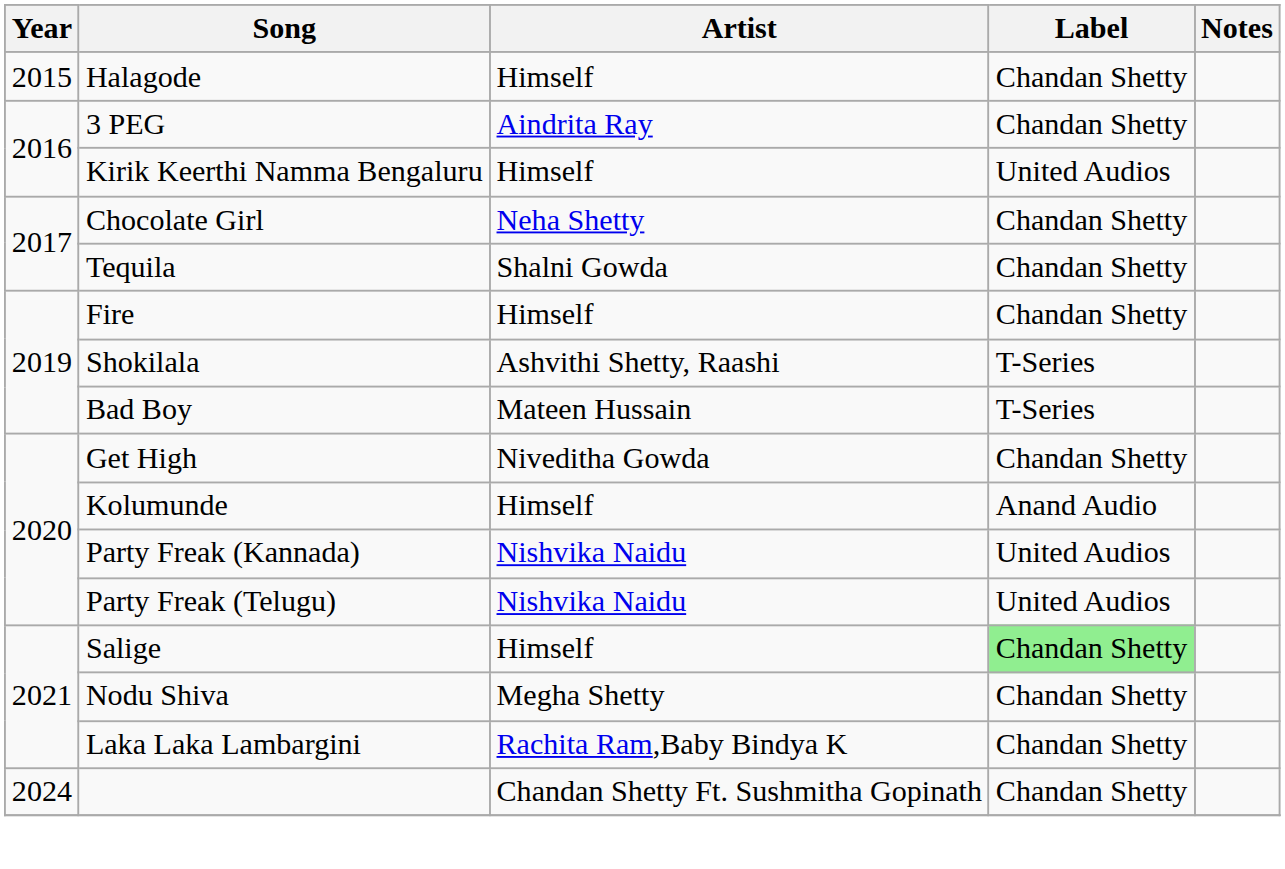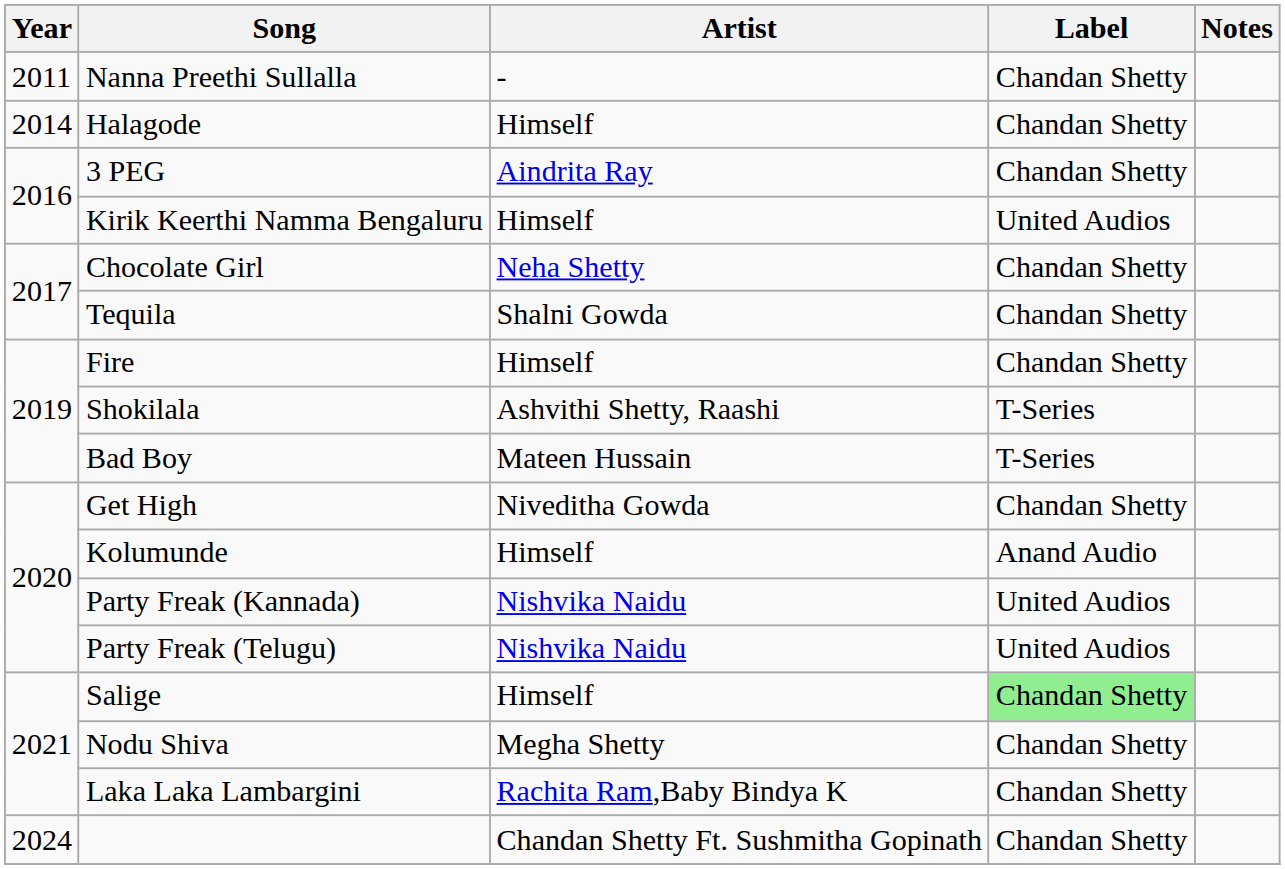+ row: (221, 76)
(42, 76) 2015 -> (42, 123) 2014
